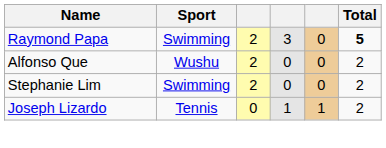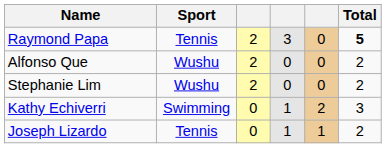(197, 39) Swimming -> (197, 39) Tennis
(197, 85) Swimming -> (197, 85) Wushu
+ row: (57, 108)
